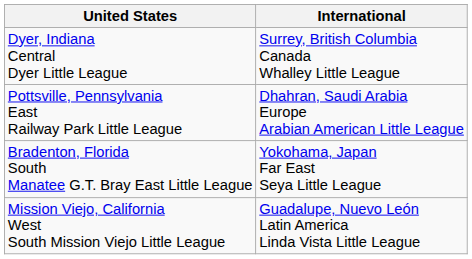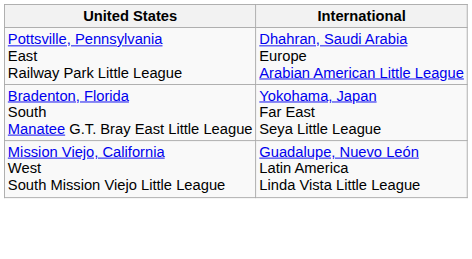- row: (68, 56)
